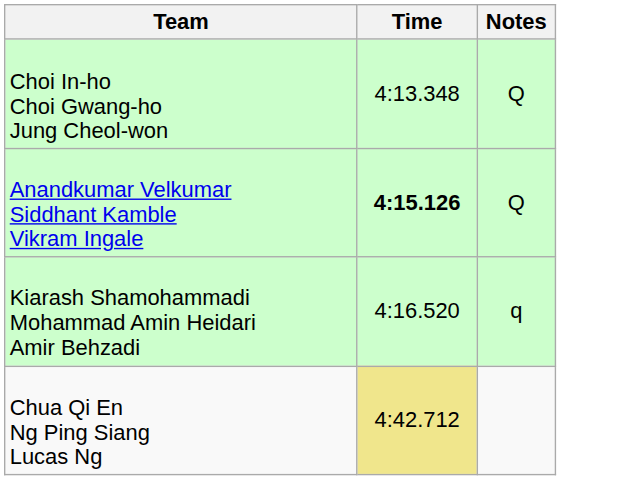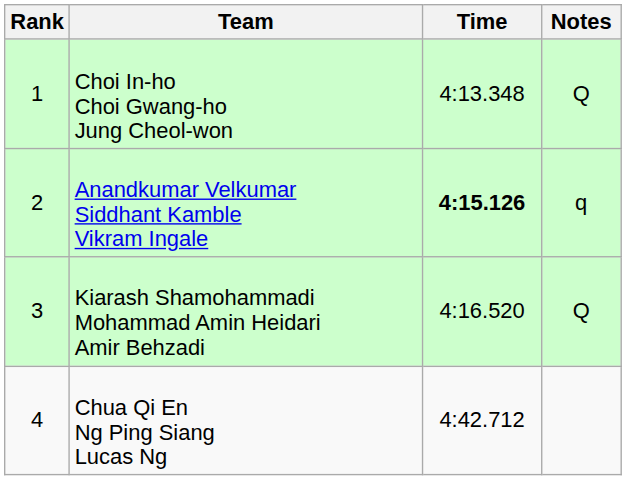+ column: (37, 21)
(516, 202) Q -> (581, 202) q
(516, 311) q -> (581, 311) Q
(417, 419) khaki background -> (482, 419) no background
